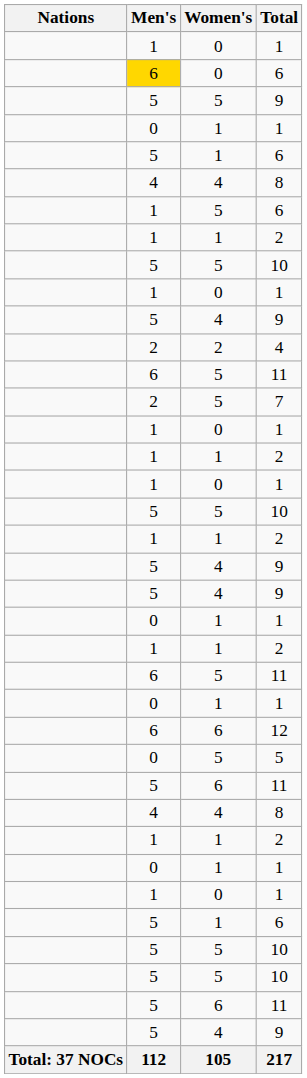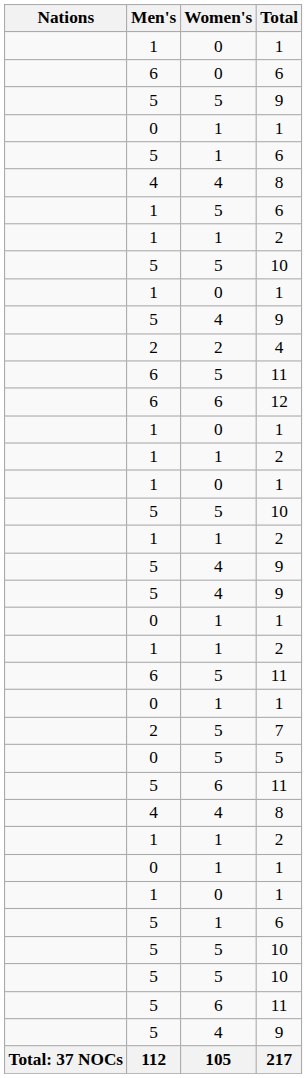(154, 73) gold background -> (154, 73) no background
rows swapped: (218, 730) <-> (218, 401)
